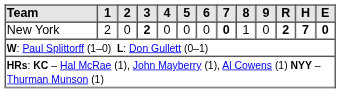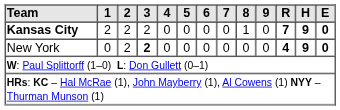+ row: (43, 30)
(108, 30) 2 -> (108, 47) 0
(127, 30) 0 -> (127, 47) 2
(226, 30) bold -> (226, 47) normal
(246, 30) 1 -> (246, 47) 0
(286, 30) 2 -> (286, 47) 4
(305, 30) 7 -> (305, 47) 9
